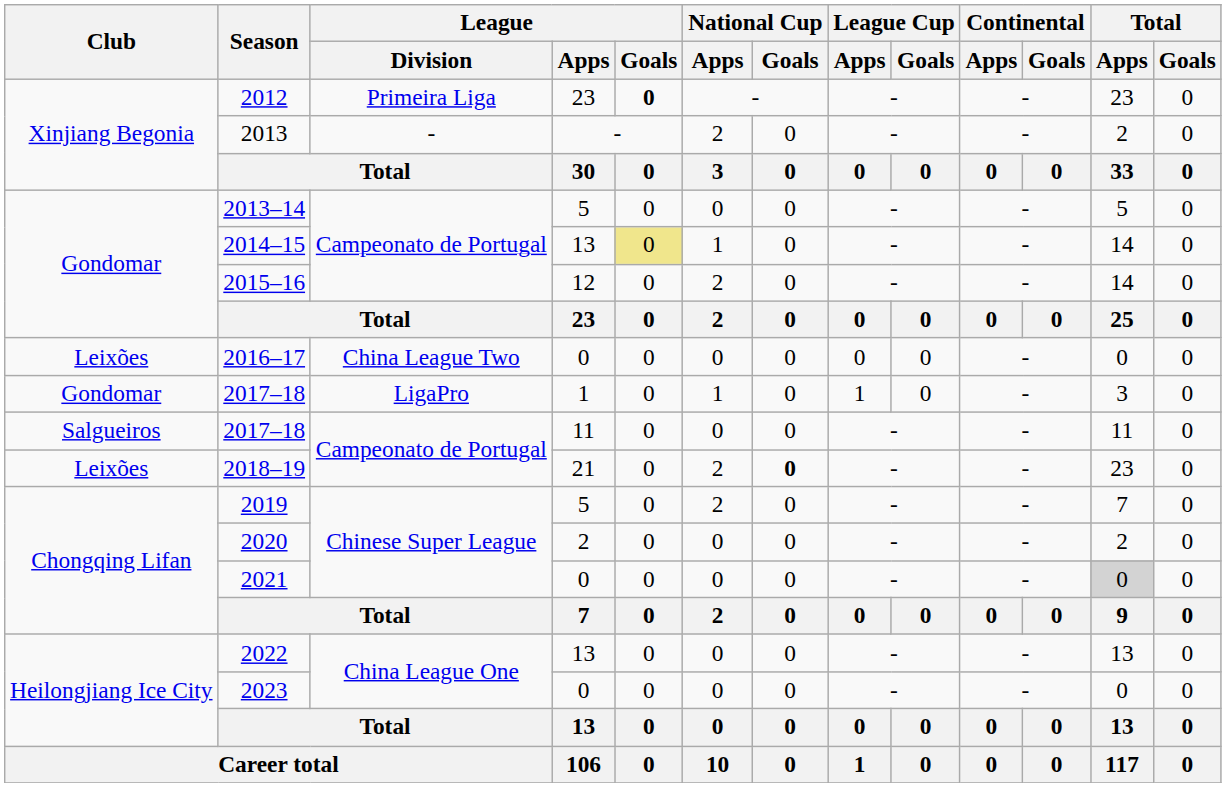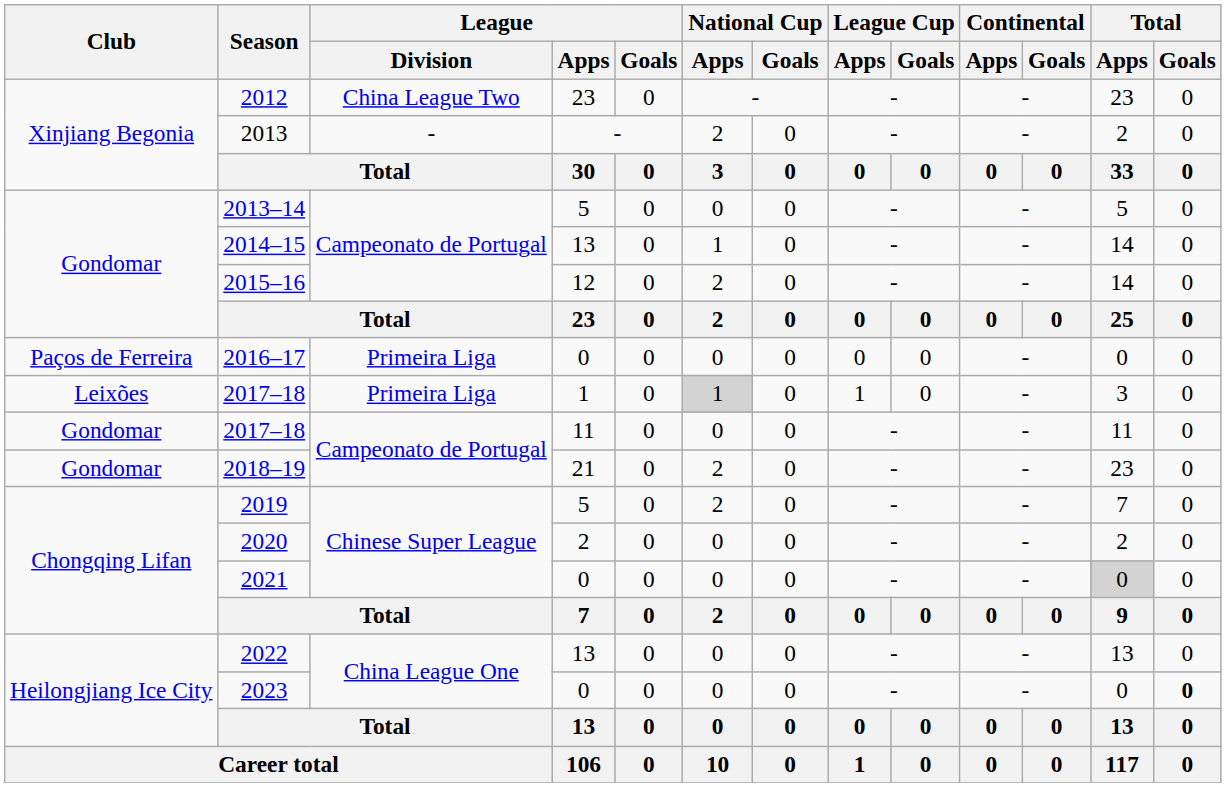(431, 97) Primeira Liga -> (431, 97) China League Two
(649, 97) bold -> (649, 97) normal
(649, 245) khaki background -> (649, 245) no background
(111, 356) Leixões -> (111, 356) Paços de Ferreira
(431, 356) China League Two -> (431, 356) Primeira Liga
(111, 393) Gondomar -> (111, 393) Leixões
(431, 393) LigaPro -> (431, 393) Primeira Liga
(718, 393) no background -> (718, 393) lightgrey background
(111, 430) Salgueiros -> (111, 430) Gondomar
(111, 467) Leixões -> (111, 467) Gondomar
(790, 467) bold -> (790, 467) normal
(1187, 689) normal -> (1187, 689) bold
